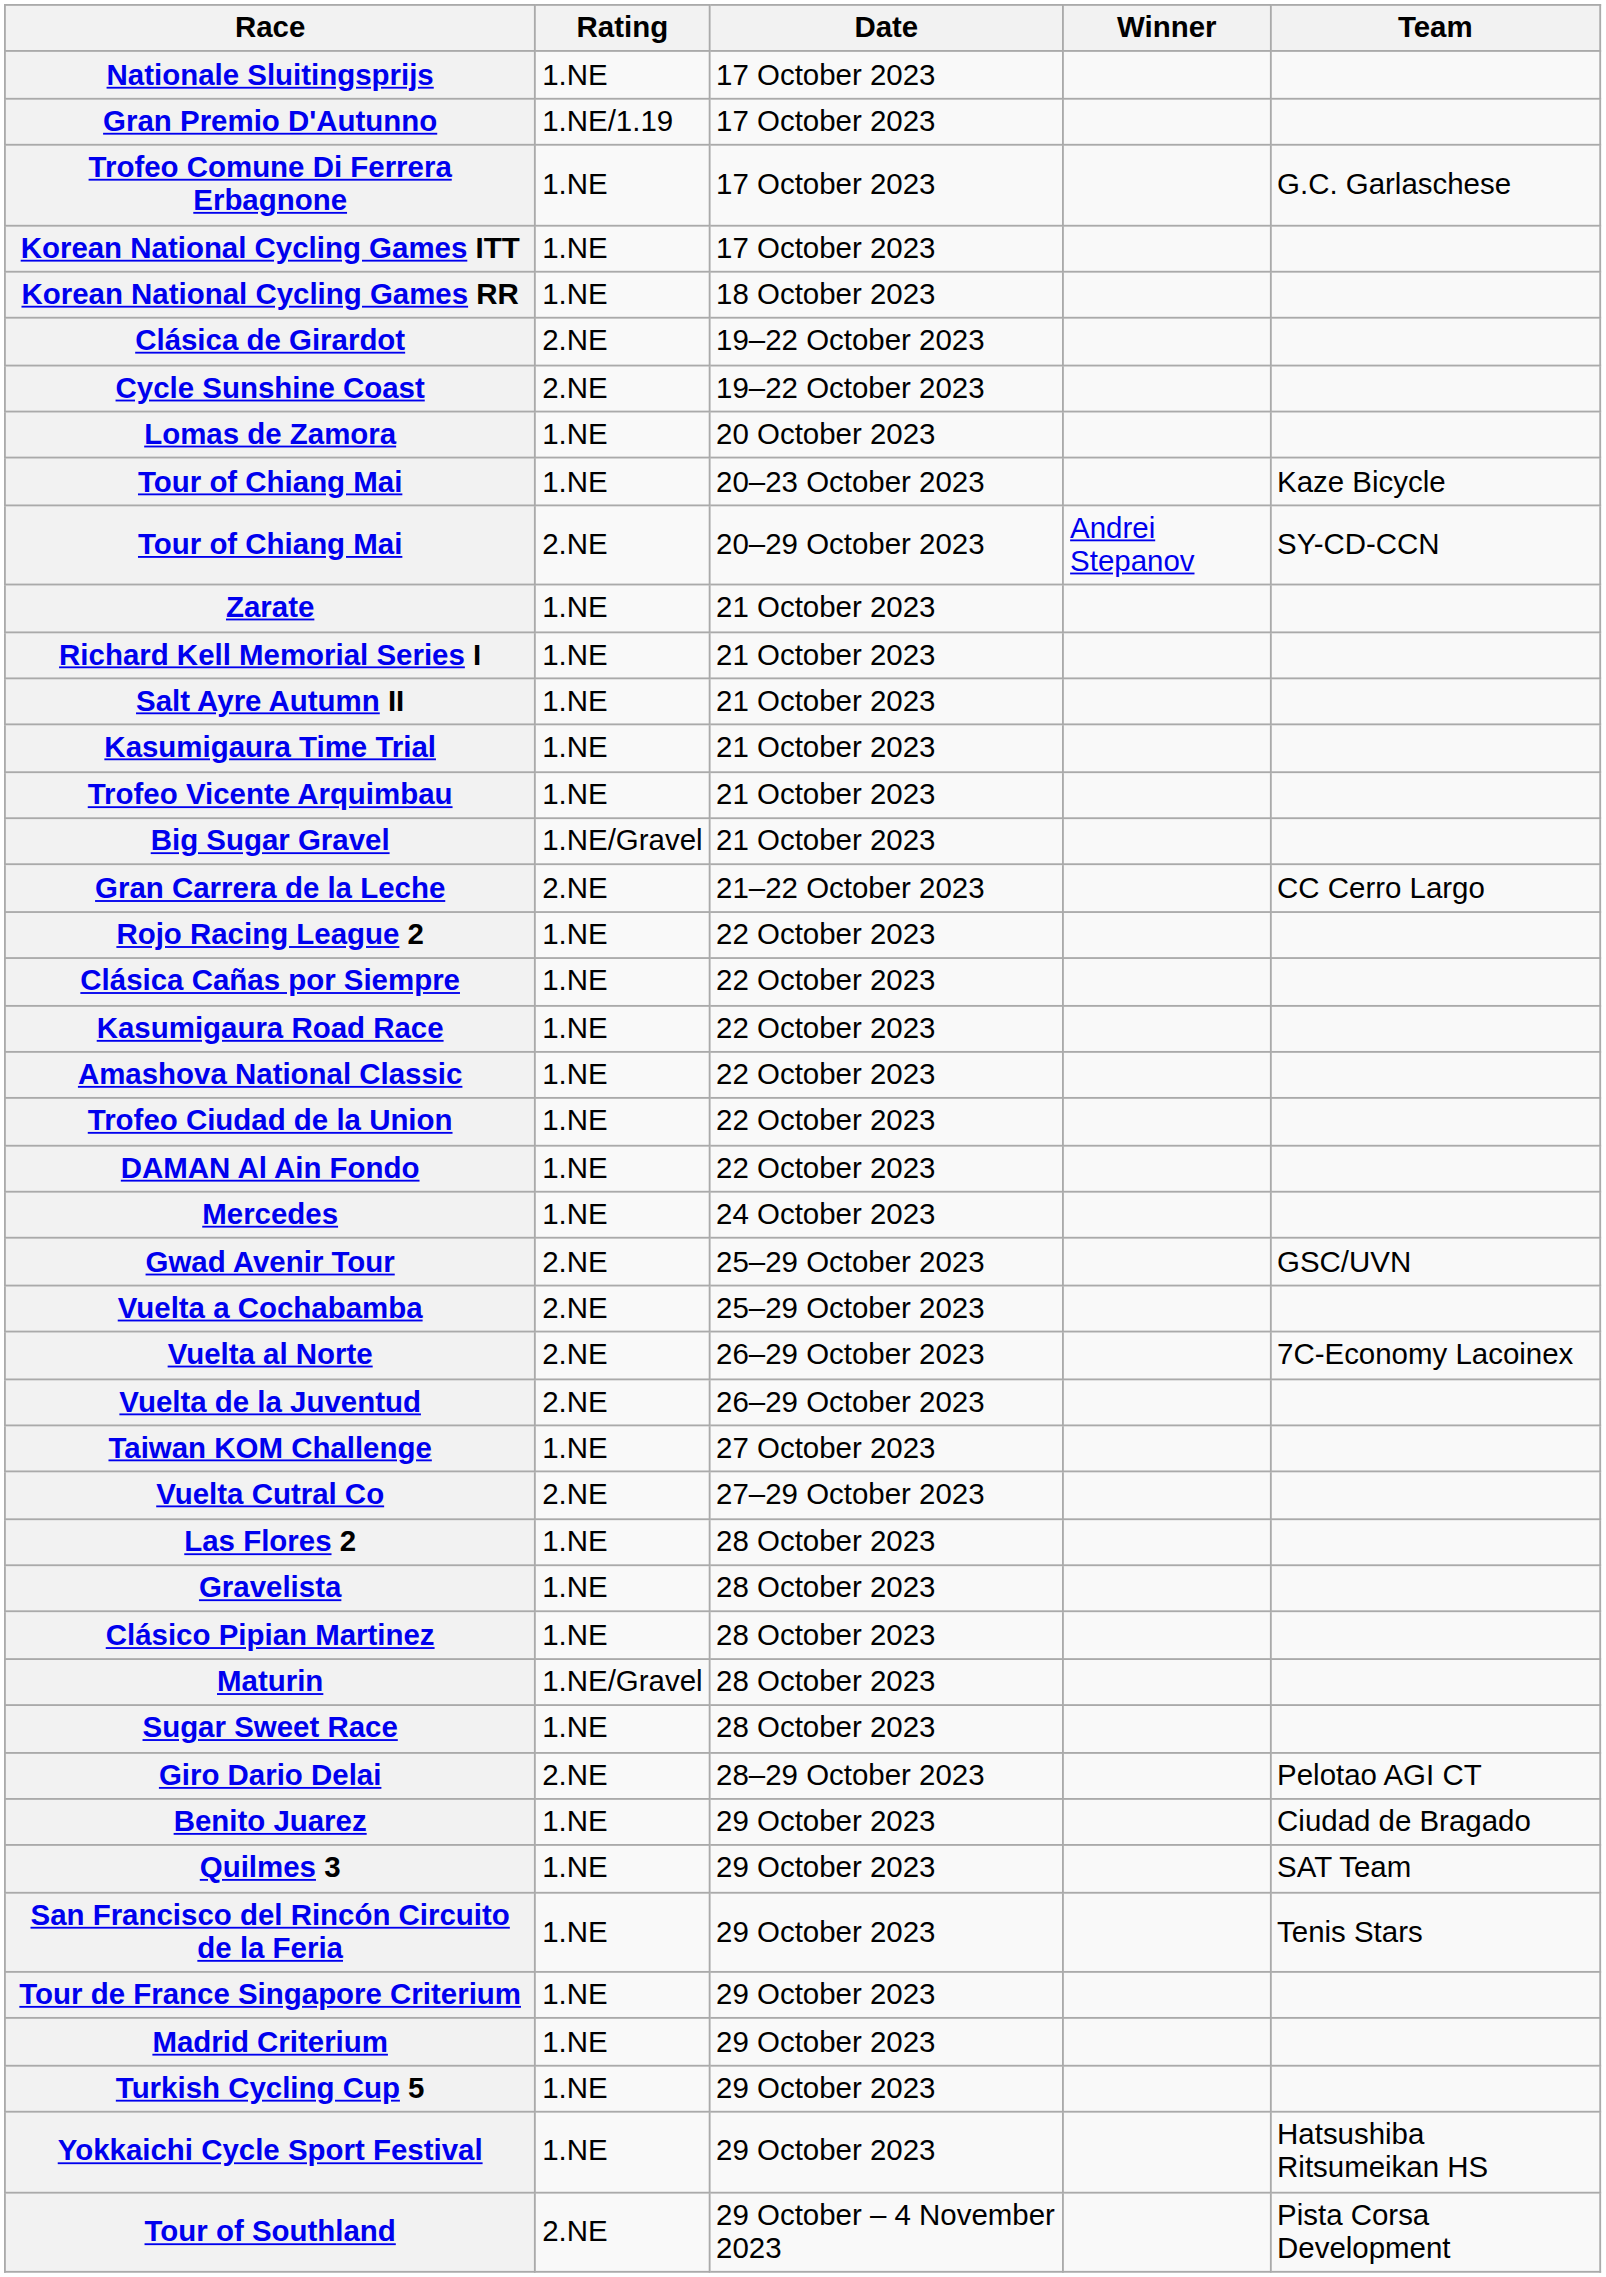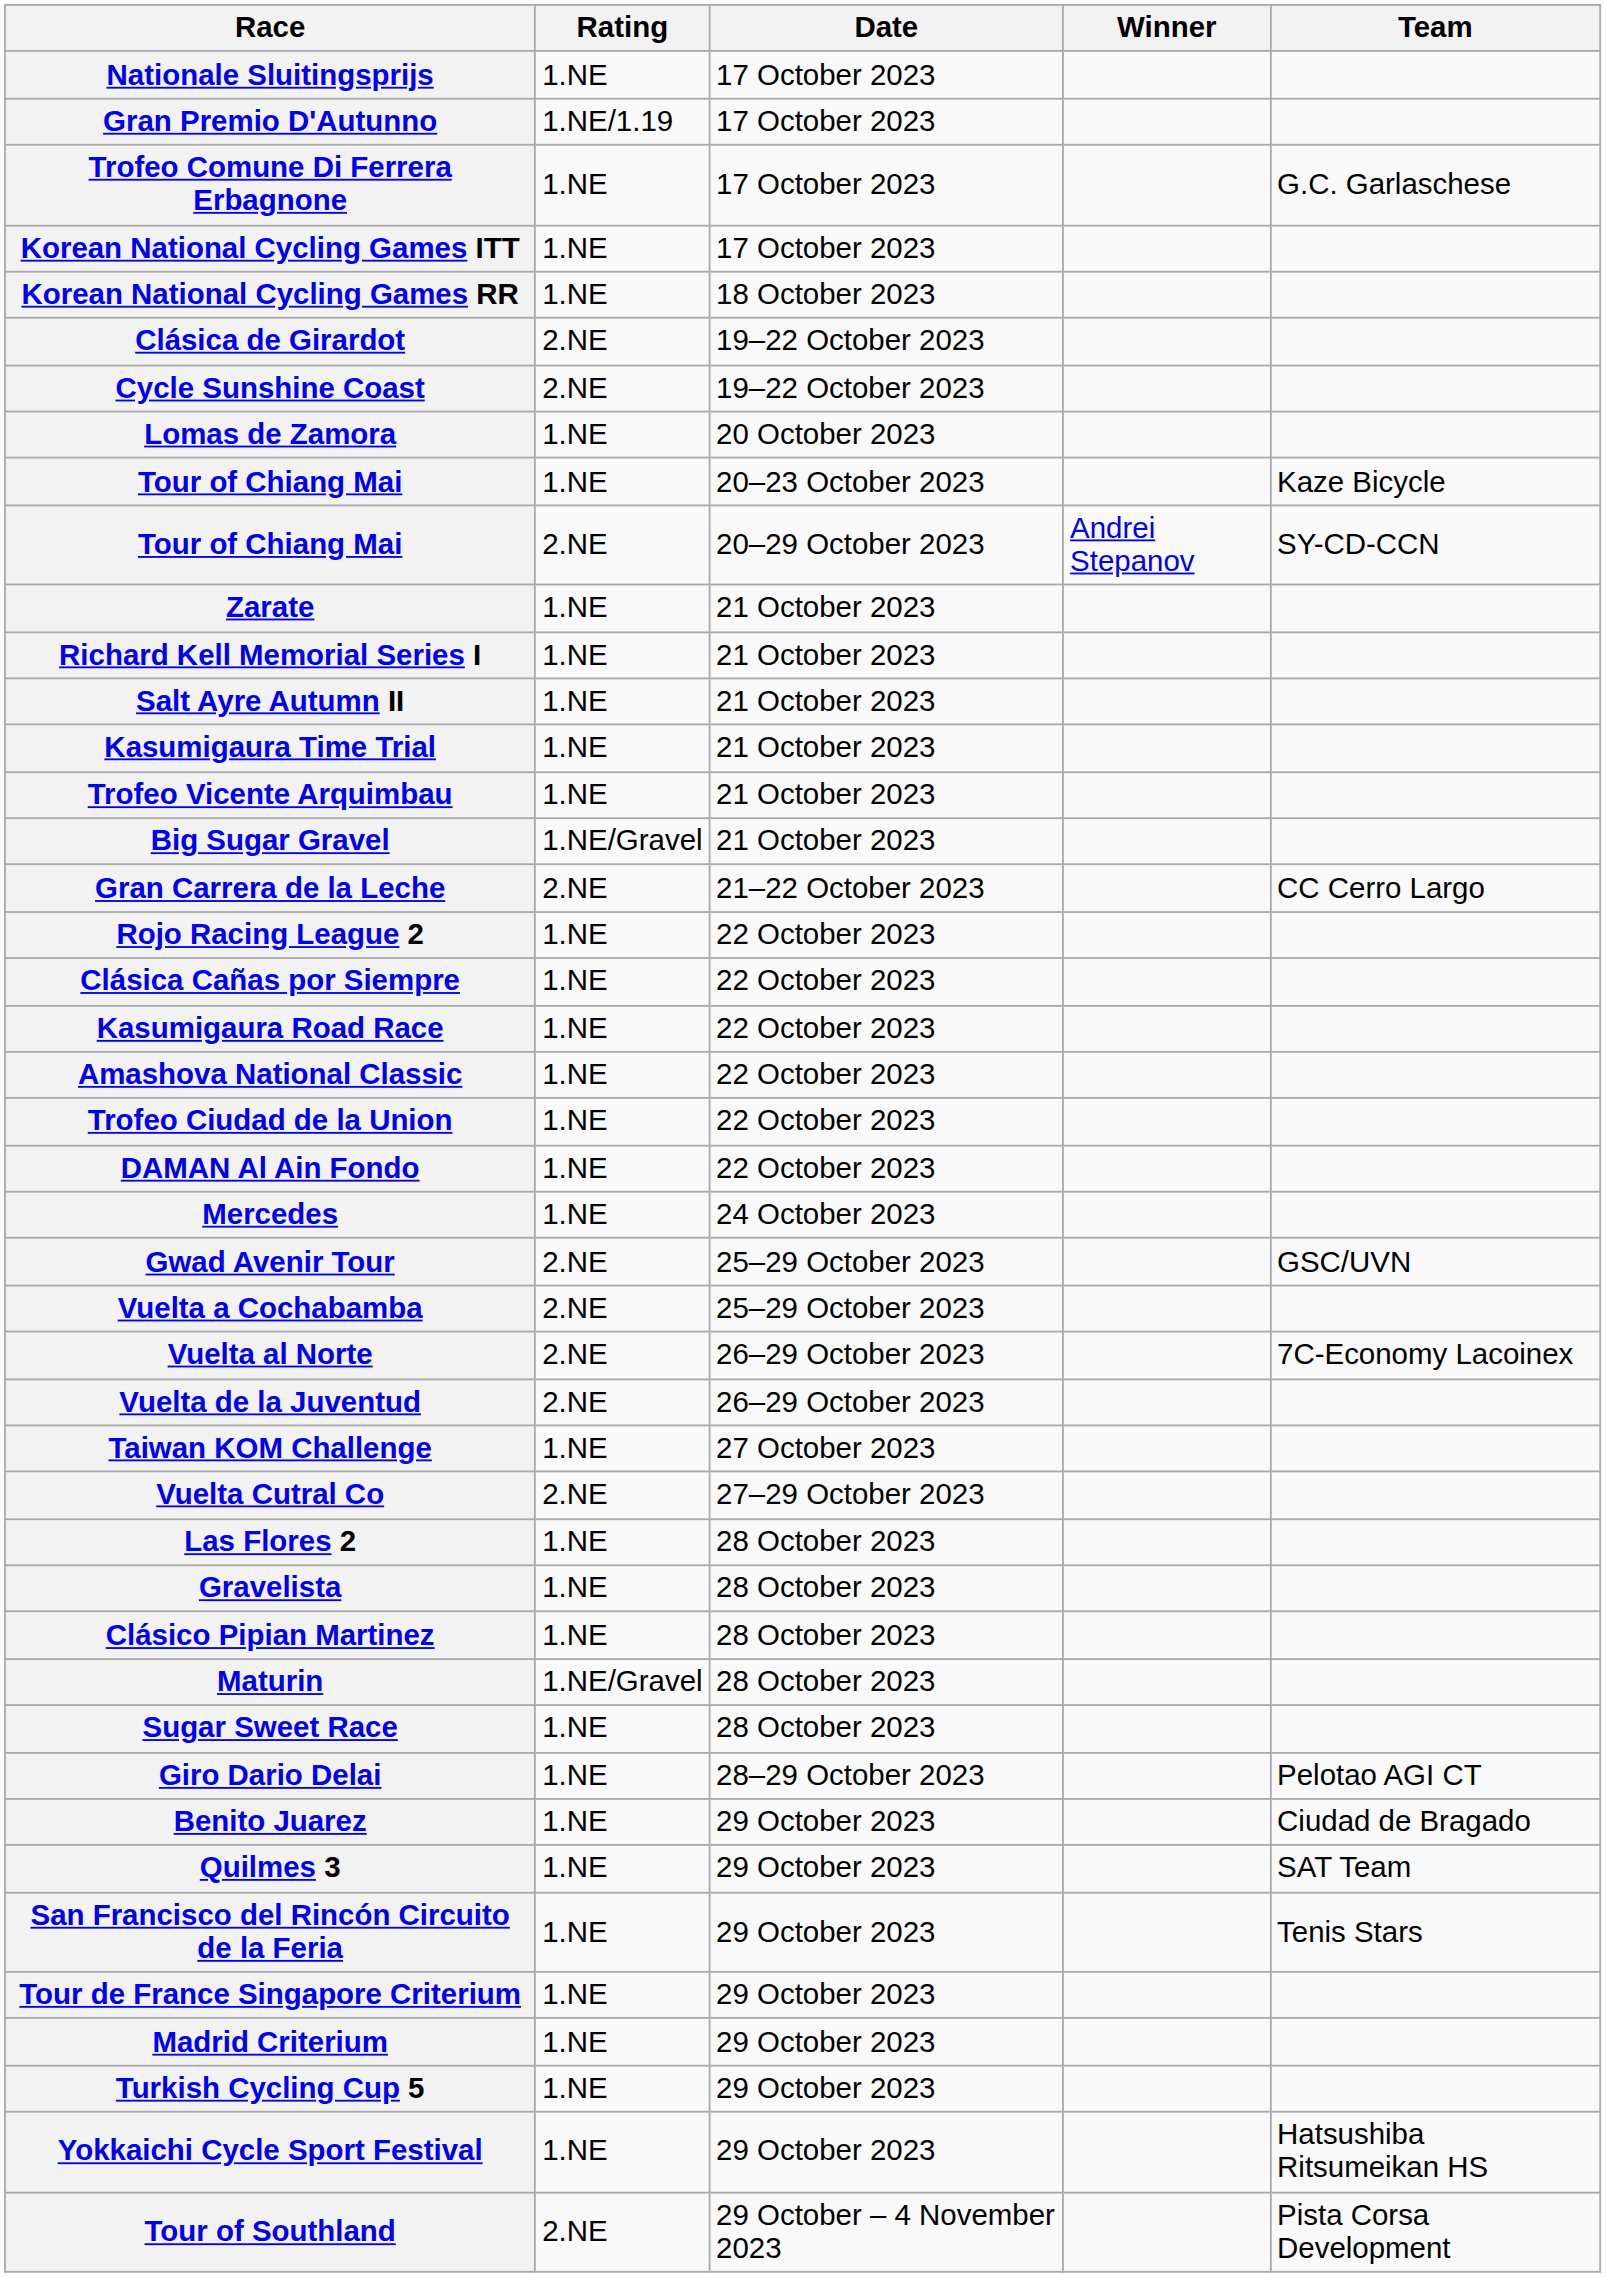(575, 1774) 2.NE -> (575, 1774) 1.NE
